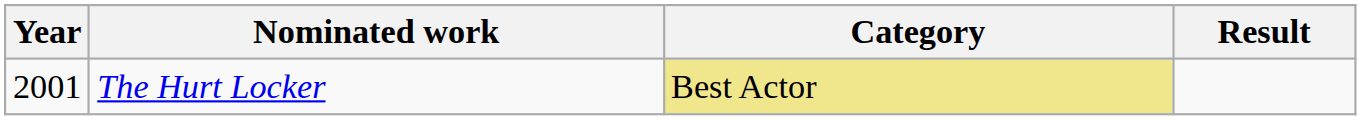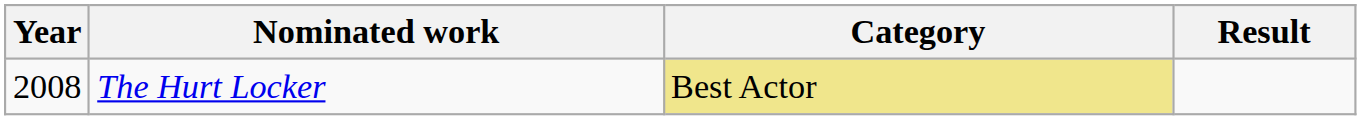(47, 85) 2001 -> (47, 85) 2008
